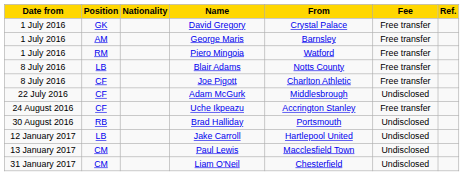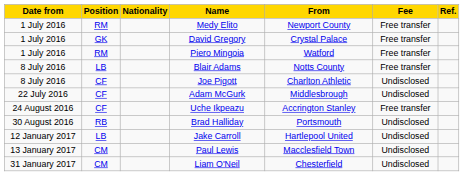+ row: (217, 26)
- row: (217, 39)
(405, 81) Free transfer -> (405, 81) Undisclosed
